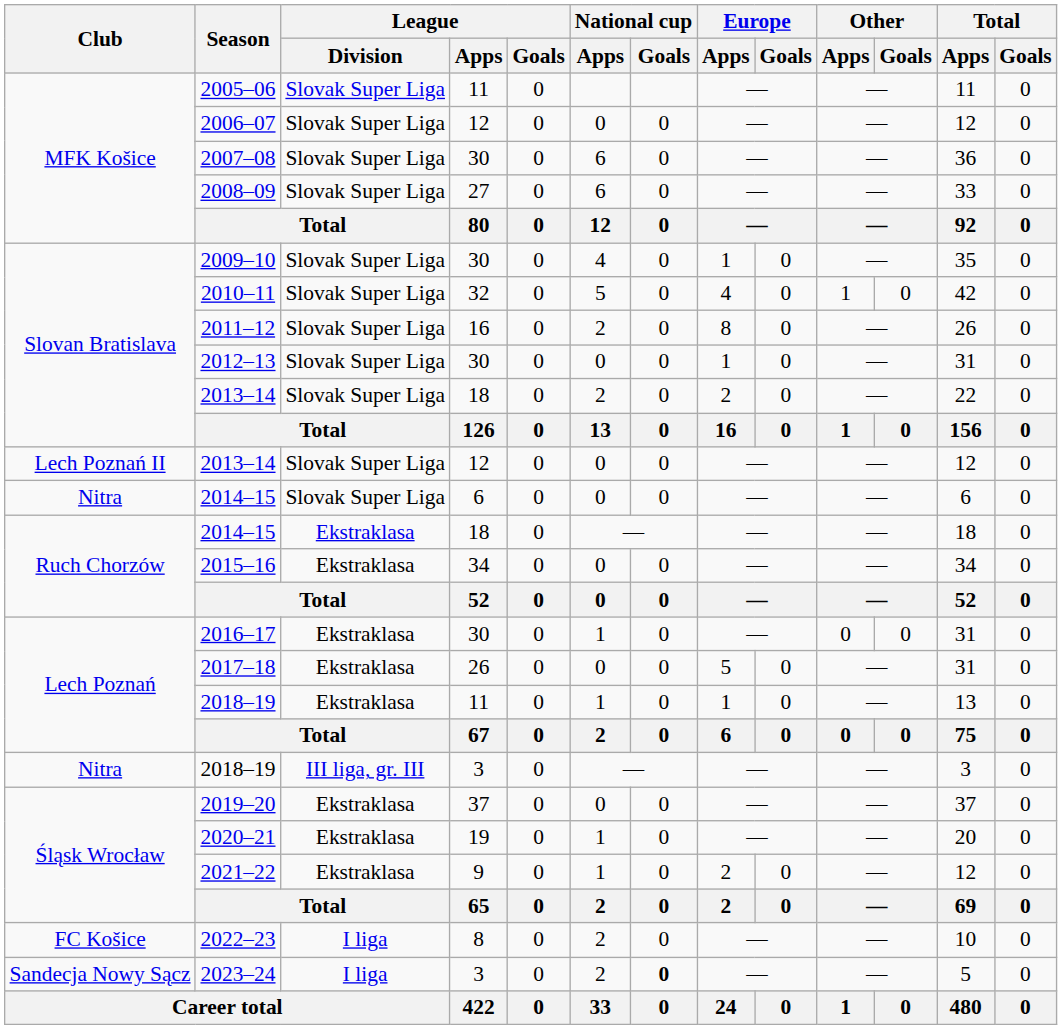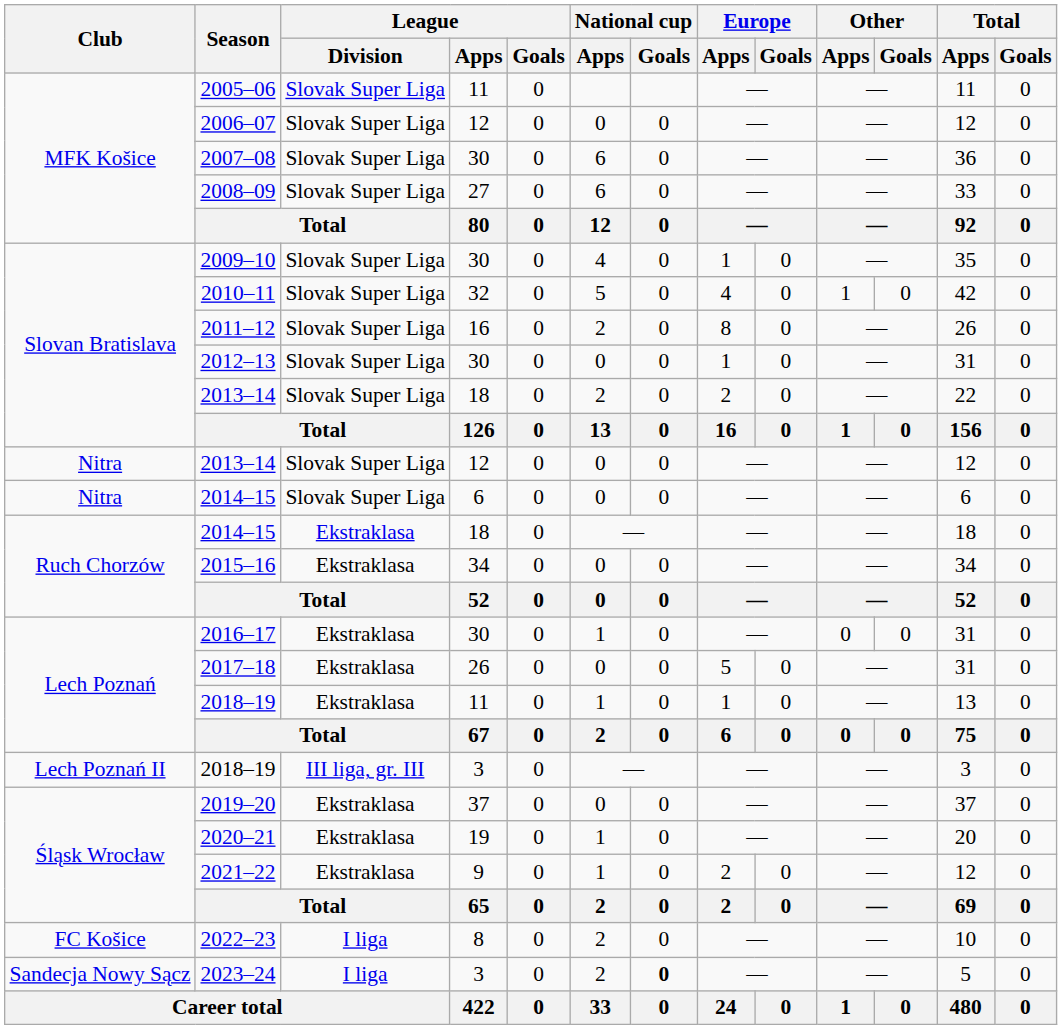(100, 463) Lech Poznań II -> (100, 463) Nitra
(100, 769) Nitra -> (100, 769) Lech Poznań II
